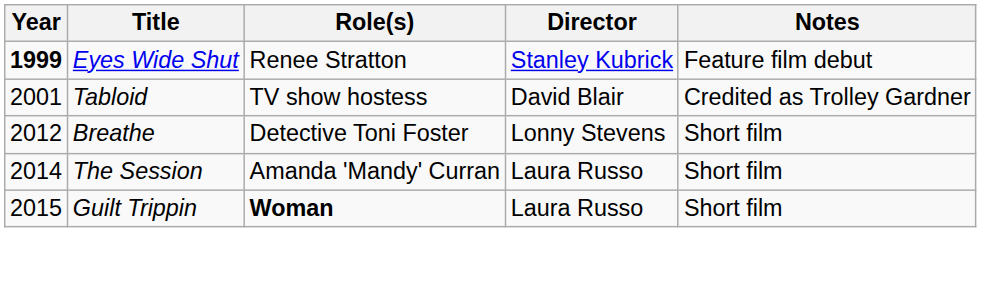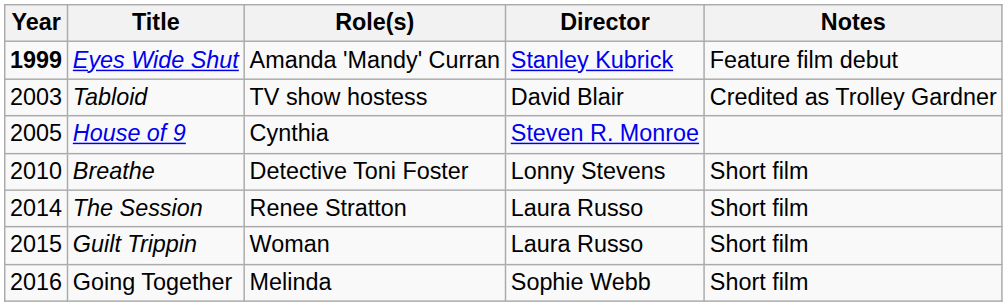(328, 60) Renee Stratton -> (375, 60) Amanda 'Mandy' Curran
(36, 97) 2001 -> (36, 97) 2003
+ row: (129, 134)
(36, 134) 2012 -> (36, 171) 2010
(375, 171) Amanda 'Mandy' Curran -> (328, 208) Renee Stratton
(292, 208) bold -> (290, 245) normal
+ row: (153, 282)
